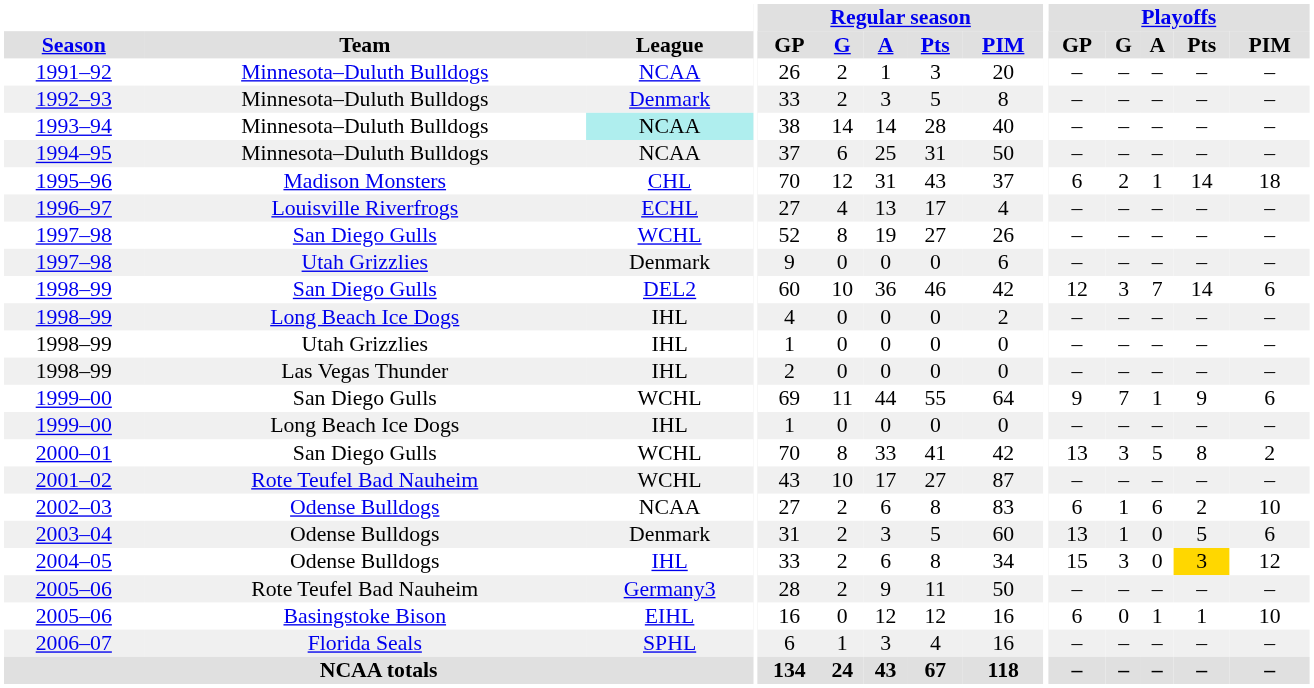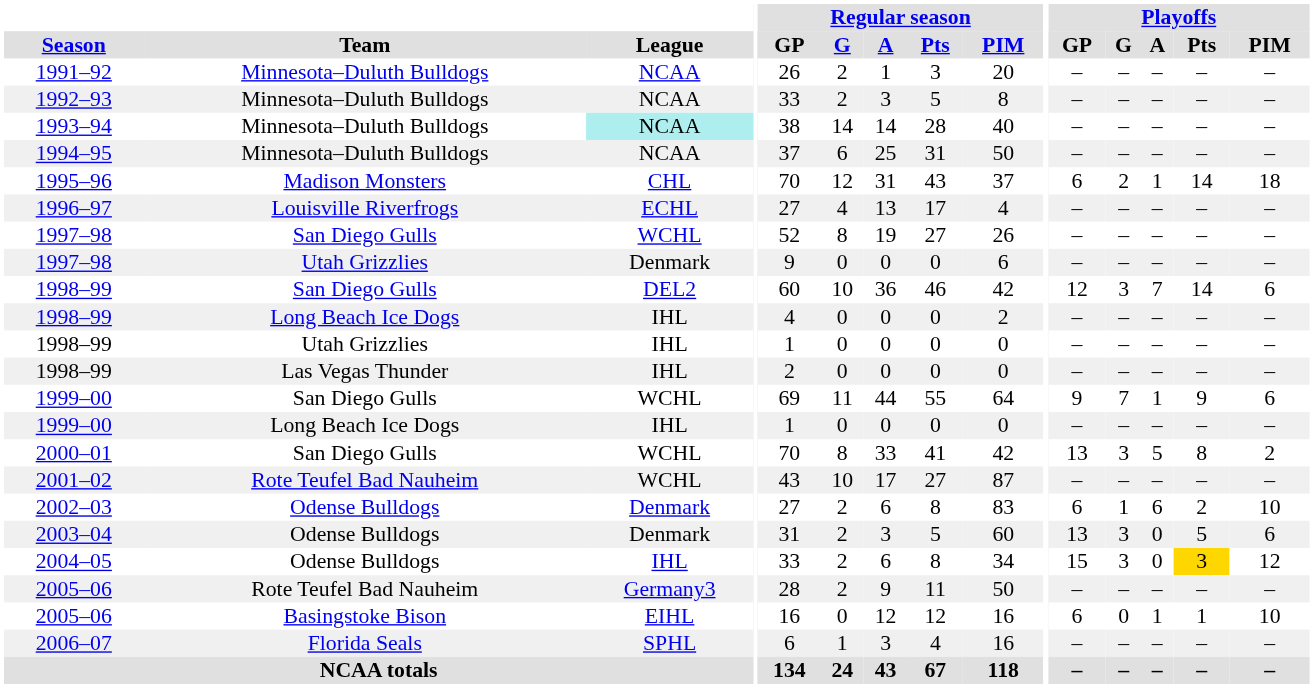(670, 99) Denmark -> (670, 99) NCAA
(670, 507) NCAA -> (670, 507) Denmark
(1124, 534) 1 -> (1124, 534) 3
